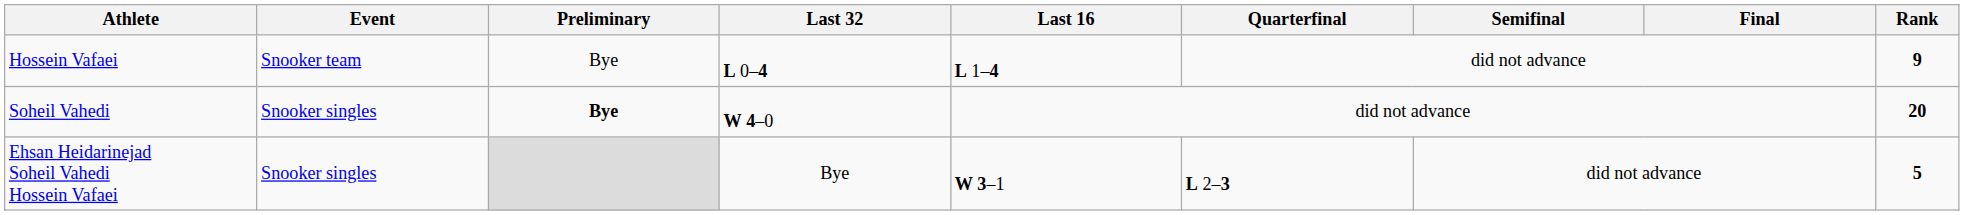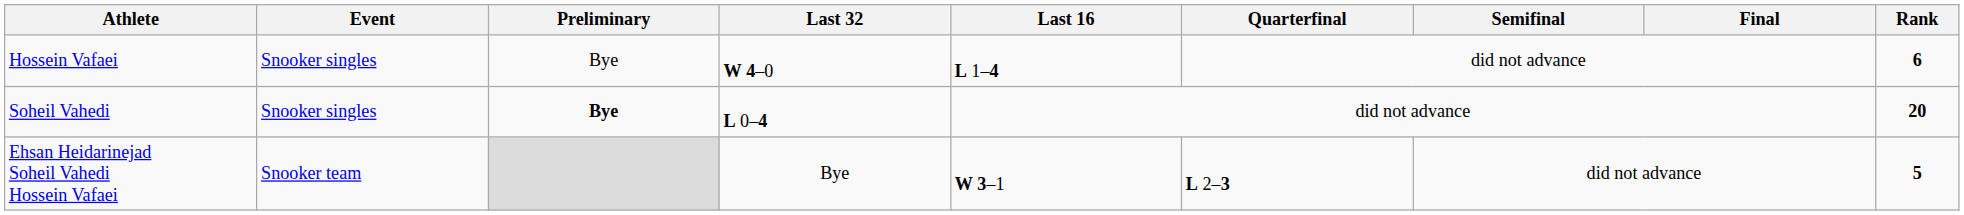(311, 60) Snooker team -> (319, 60) Snooker singles
(745, 71) L 0–4 -> (748, 71) W 4–0
(1917, 60) 9 -> (1917, 60) 6
(748, 122) W 4–0 -> (745, 122) L 0–4
(319, 173) Snooker singles -> (311, 173) Snooker team
